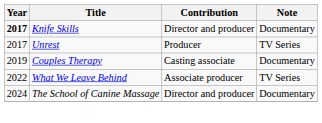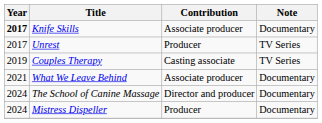(209, 28) Director and producer -> (203, 28) Associate producer
(287, 61) Documentary -> (280, 61) TV Series
(17, 77) 2022 -> (17, 77) 2021
(280, 77) TV Series -> (287, 77) Documentary
+ row: (69, 110)
